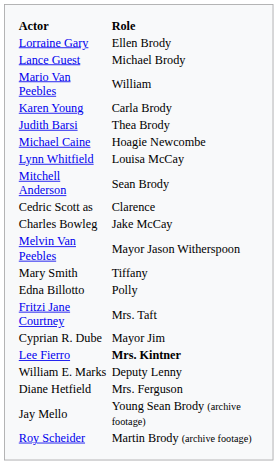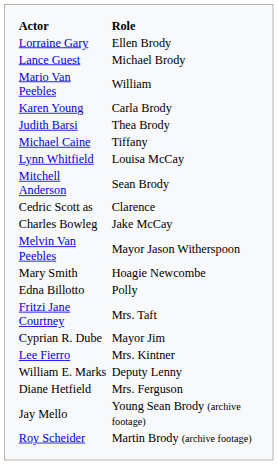(159, 142) Hoagie Newcombe -> (130, 142) Tiffany
(130, 273) Tiffany -> (159, 273) Hoagie Newcombe
(146, 355) bold -> (143, 355) normal
